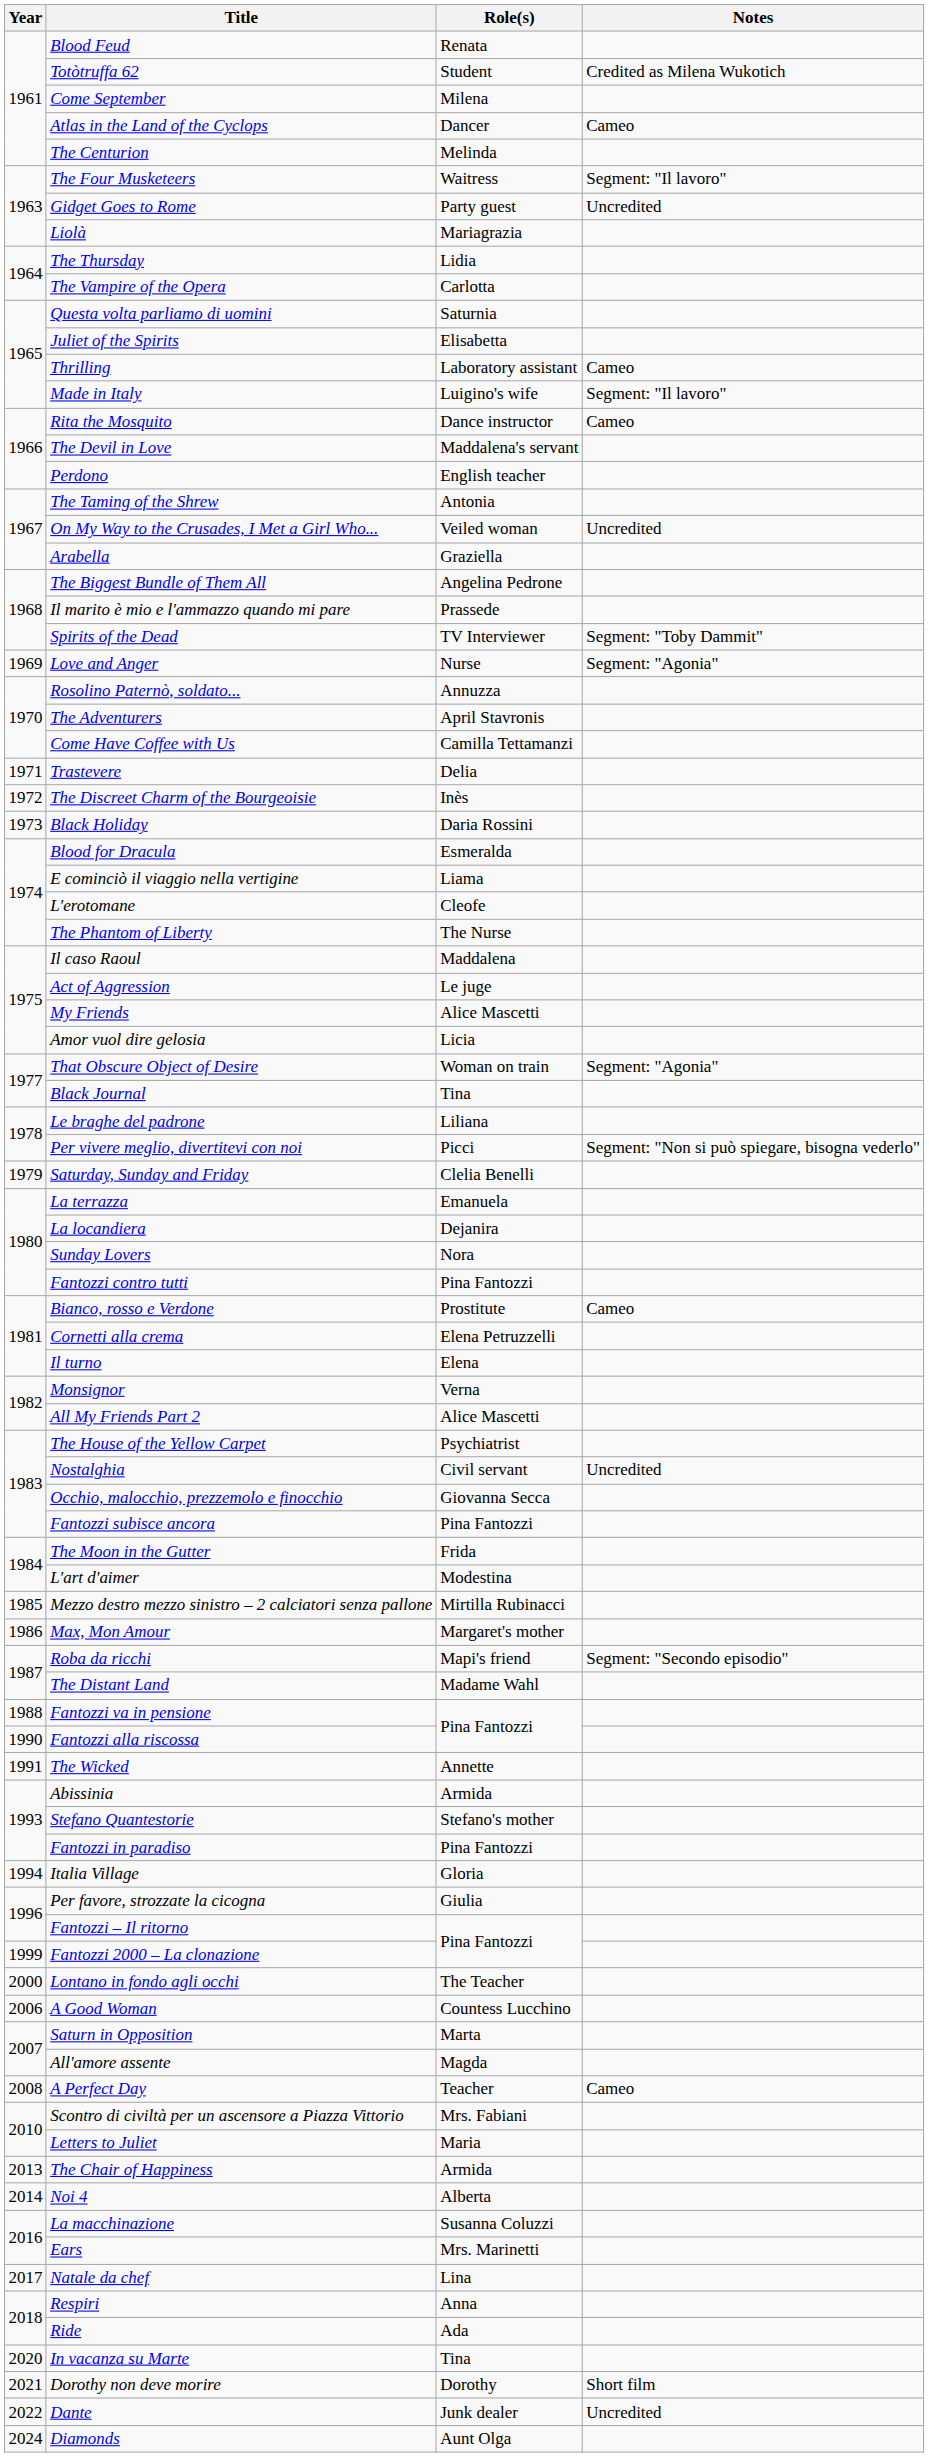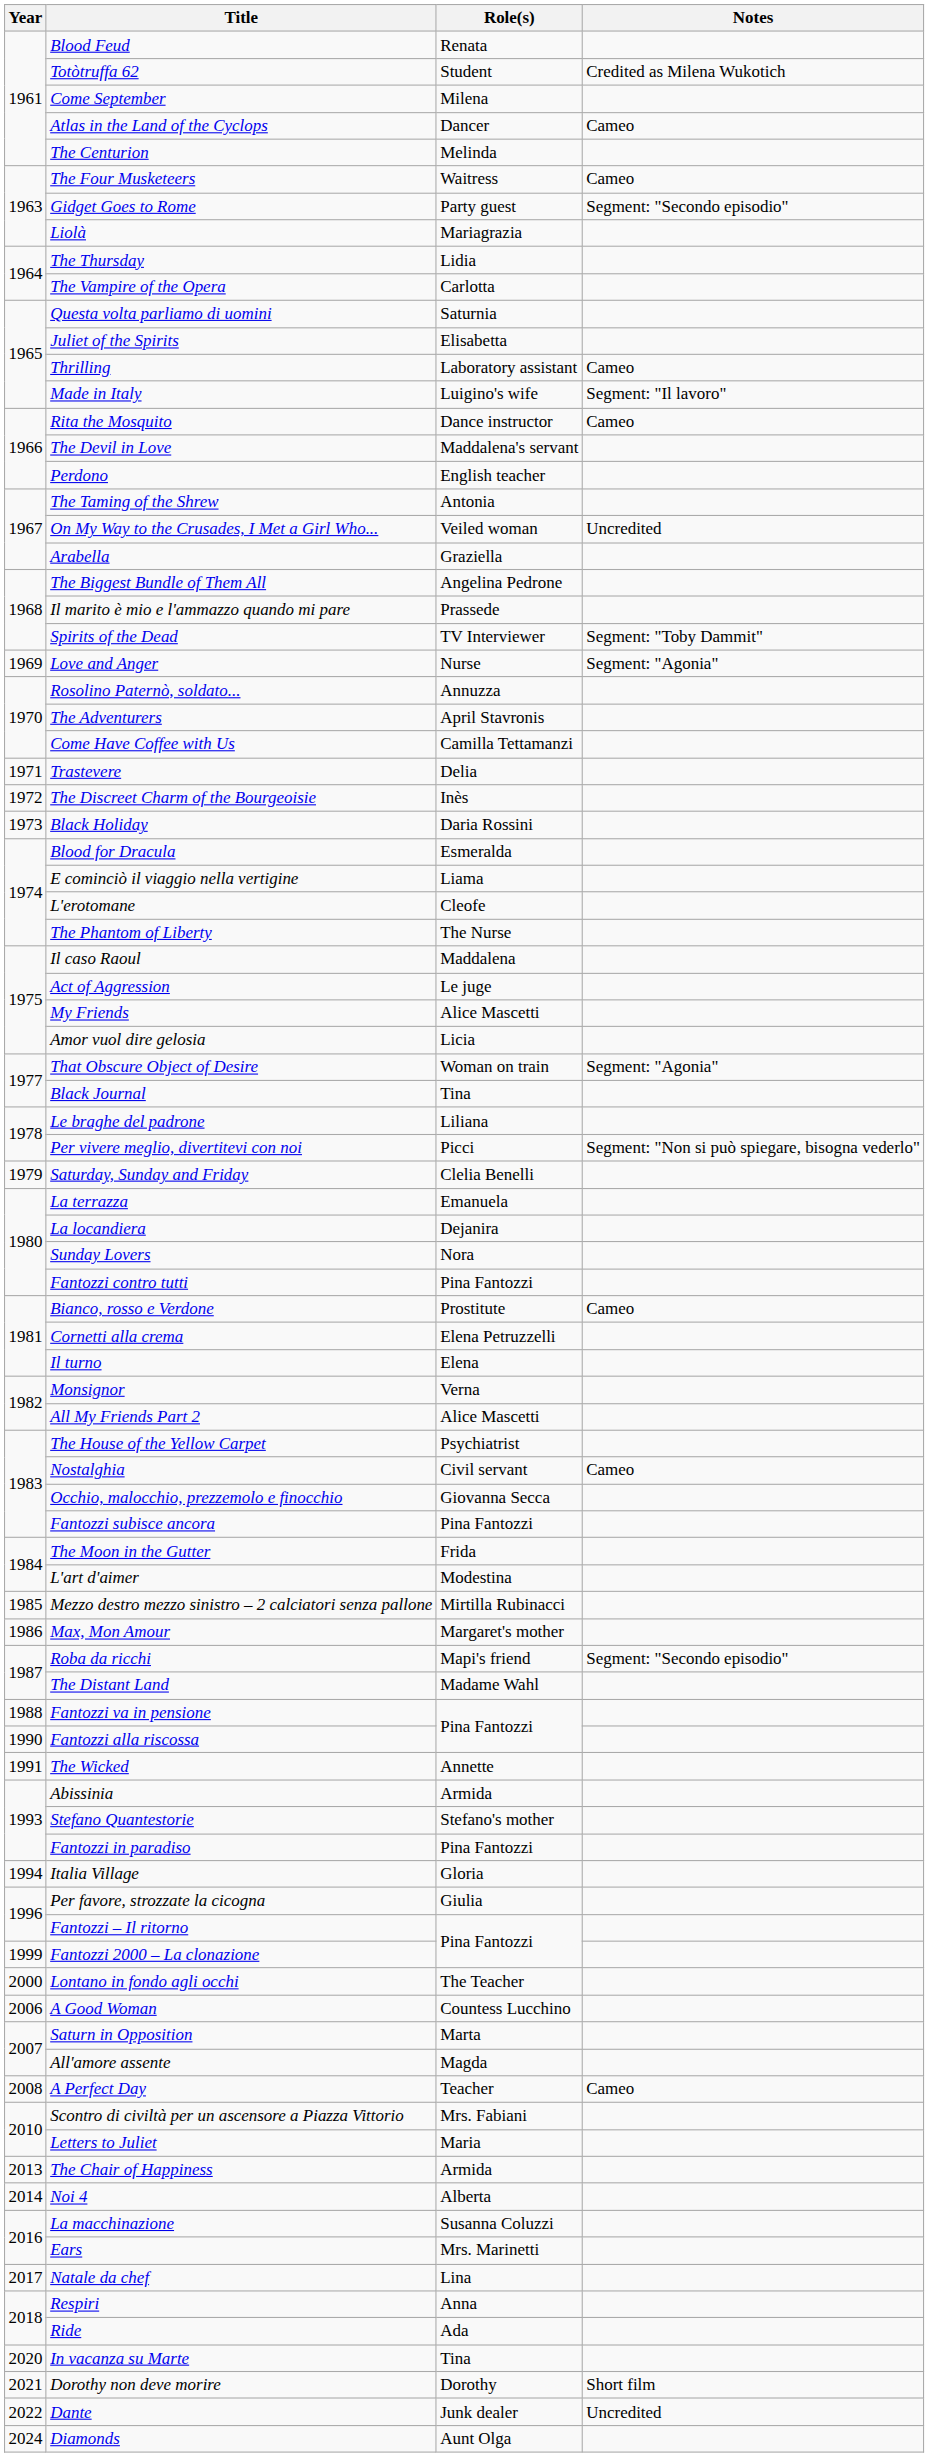(656, 179) Segment: "Il lavoro" -> (610, 179) Cameo
(624, 206) Uncredited -> (687, 206) Segment: "Secondo episodio"
(624, 1470) Uncredited -> (610, 1470) Cameo
